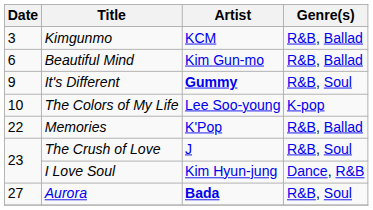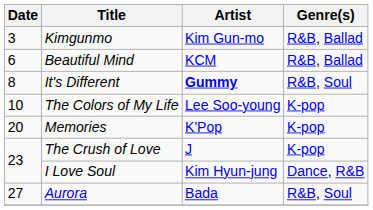(201, 37) KCM -> (225, 37) Kim Gun-mo
(225, 60) Kim Gun-mo -> (201, 60) KCM
(12, 82) 9 -> (12, 82) 8
(16, 127) 22 -> (16, 127) 20
(325, 127) R&B, Ballad -> (306, 127) K-pop
(319, 149) R&B, Soul -> (306, 149) K-pop
(202, 194) bold -> (201, 194) normal
